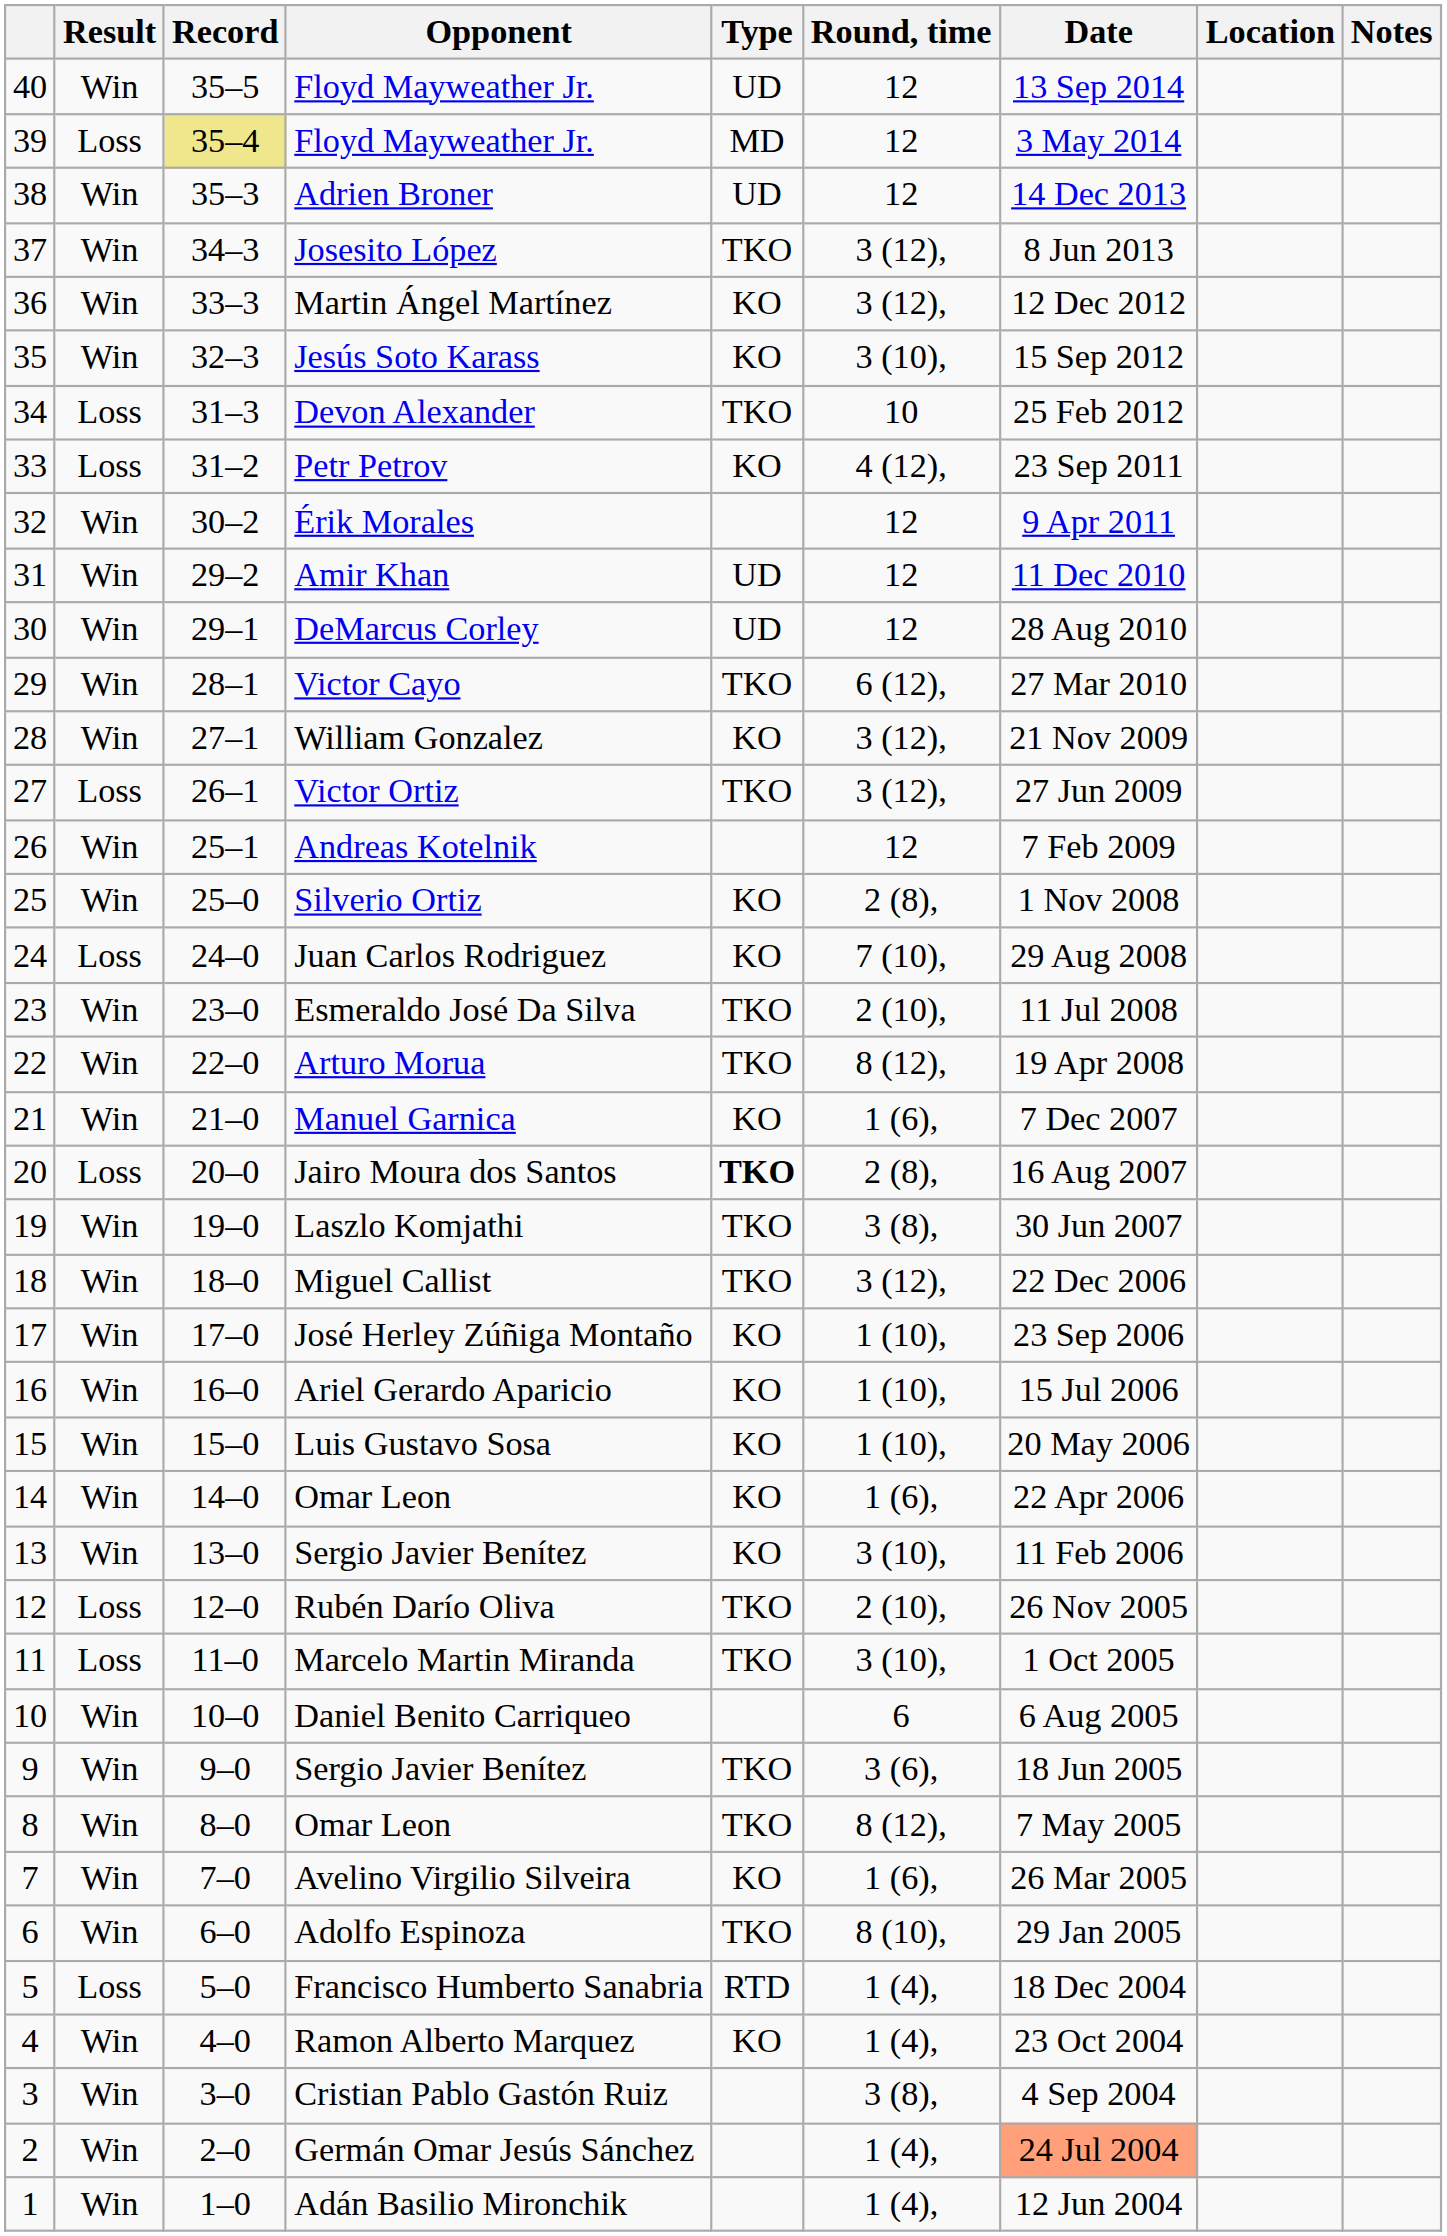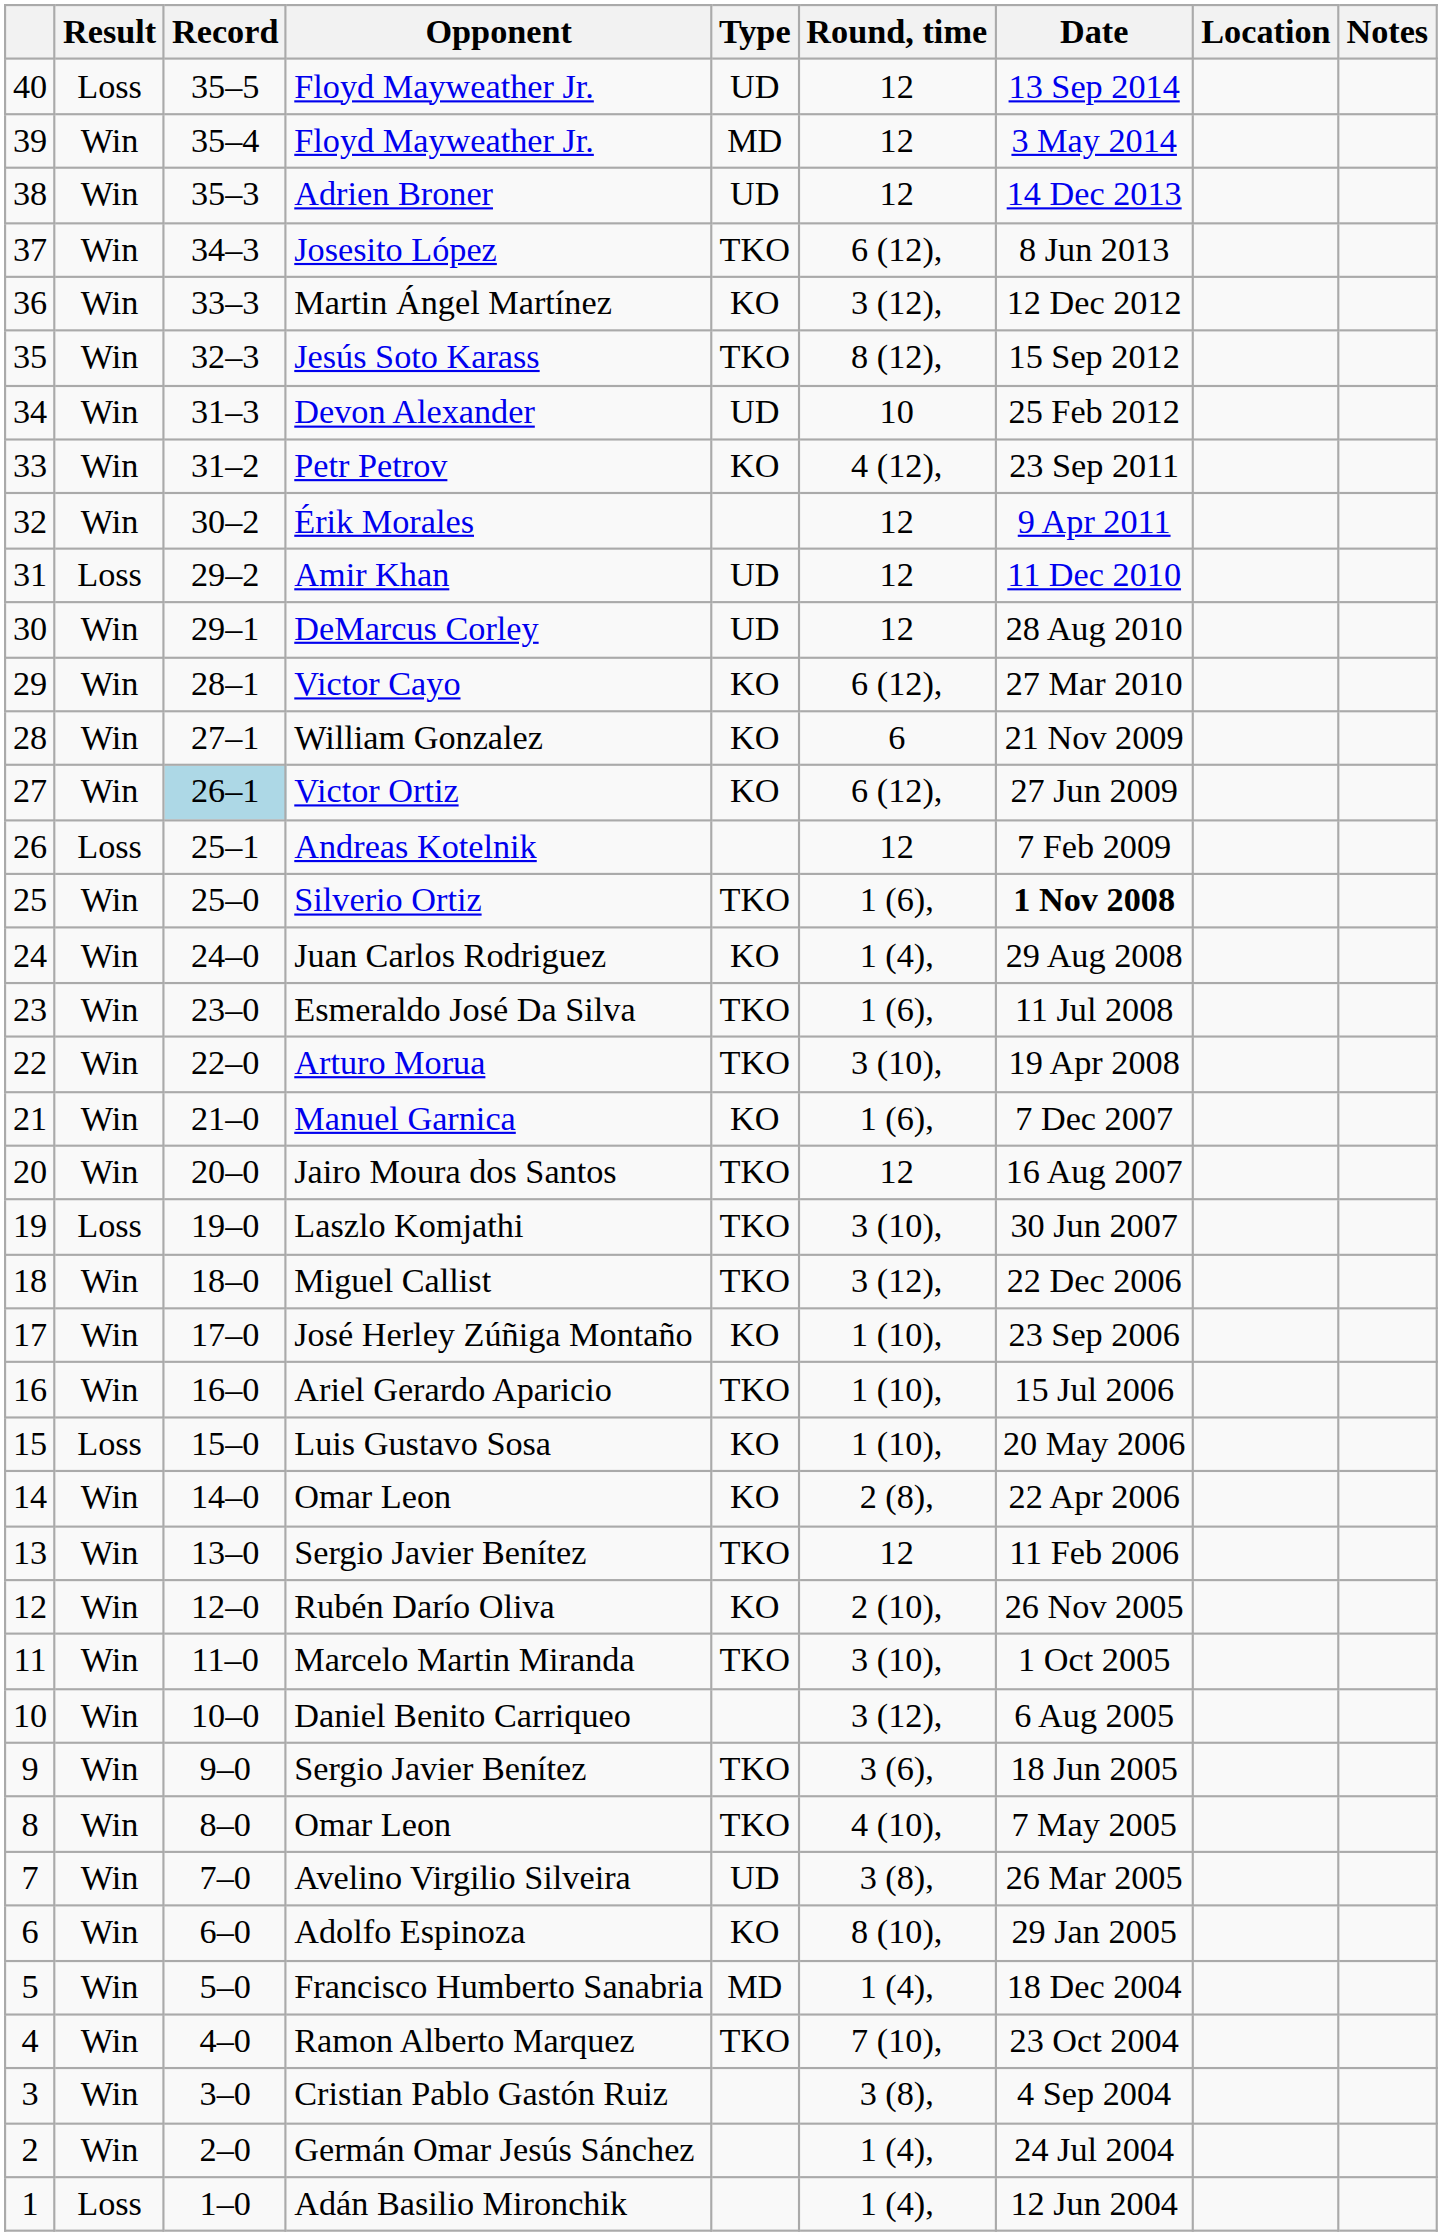(110, 85) Win -> (110, 85) Loss
(110, 140) Loss -> (110, 140) Win
(225, 140) khaki background -> (225, 140) no background
(901, 248) 3 (12), -> (897, 248) 6 (12),
(757, 357) KO -> (755, 357) TKO
(901, 357) 3 (10), -> (897, 357) 8 (12),
(110, 411) Loss -> (110, 411) Win
(757, 411) TKO -> (755, 411) UD
(110, 466) Loss -> (110, 466) Win
(110, 574) Win -> (110, 574) Loss
(757, 683) TKO -> (755, 683) KO
(901, 737) 3 (12), -> (897, 737) 6
(110, 791) Loss -> (110, 791) Win
(225, 791) no background -> (225, 791) lightblue background
(757, 791) TKO -> (755, 791) KO
(901, 791) 3 (12), -> (897, 791) 6 (12),
(110, 846) Win -> (110, 846) Loss
(757, 900) KO -> (755, 900) TKO
(901, 900) 2 (8), -> (897, 900) 1 (6),
(1099, 900) normal -> (1094, 900) bold
(110, 954) Loss -> (110, 954) Win
(901, 954) 7 (10), -> (897, 954) 1 (4),
(901, 1009) 2 (10), -> (897, 1009) 1 (6),
(901, 1063) 8 (12), -> (897, 1063) 3 (10),
(110, 1172) Loss -> (110, 1172) Win
(757, 1172) bold -> (755, 1172) normal
(901, 1172) 2 (8), -> (897, 1172) 12
(110, 1226) Win -> (110, 1226) Loss
(901, 1226) 3 (8), -> (897, 1226) 3 (10),
(757, 1389) KO -> (755, 1389) TKO
(110, 1443) Win -> (110, 1443) Loss
(901, 1497) 1 (6), -> (897, 1497) 2 (8),
(757, 1552) KO -> (755, 1552) TKO
(901, 1552) 3 (10), -> (897, 1552) 12
(110, 1606) Loss -> (110, 1606) Win
(757, 1606) TKO -> (755, 1606) KO
(110, 1660) Loss -> (110, 1660) Win
(901, 1715) 6 -> (897, 1715) 3 (12),
(901, 1823) 8 (12), -> (897, 1823) 4 (10),
(757, 1877) KO -> (755, 1877) UD
(901, 1877) 1 (6), -> (897, 1877) 3 (8),
(757, 1932) TKO -> (755, 1932) KO
(110, 1986) Loss -> (110, 1986) Win
(757, 1986) RTD -> (755, 1986) MD
(757, 2040) KO -> (755, 2040) TKO
(901, 2040) 1 (4), -> (897, 2040) 7 (10),
(1099, 2149) lightsalmon background -> (1094, 2149) no background
(110, 2203) Win -> (110, 2203) Loss
